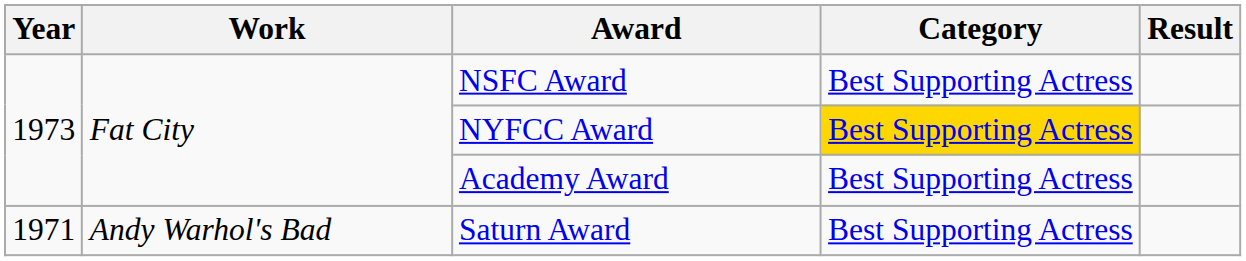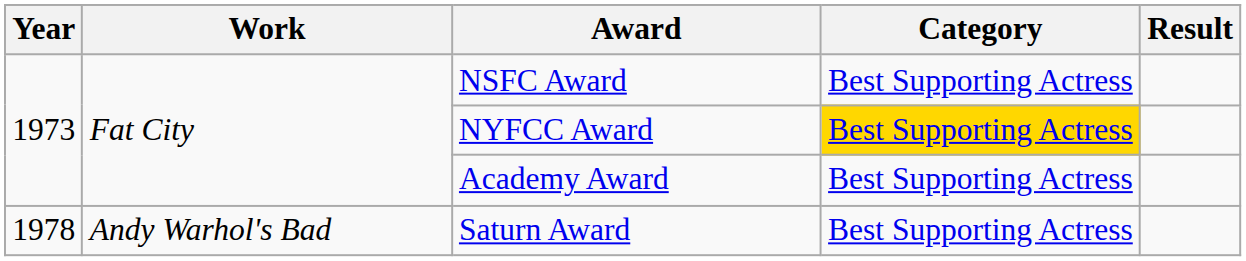(44, 229) 1971 -> (44, 229) 1978
